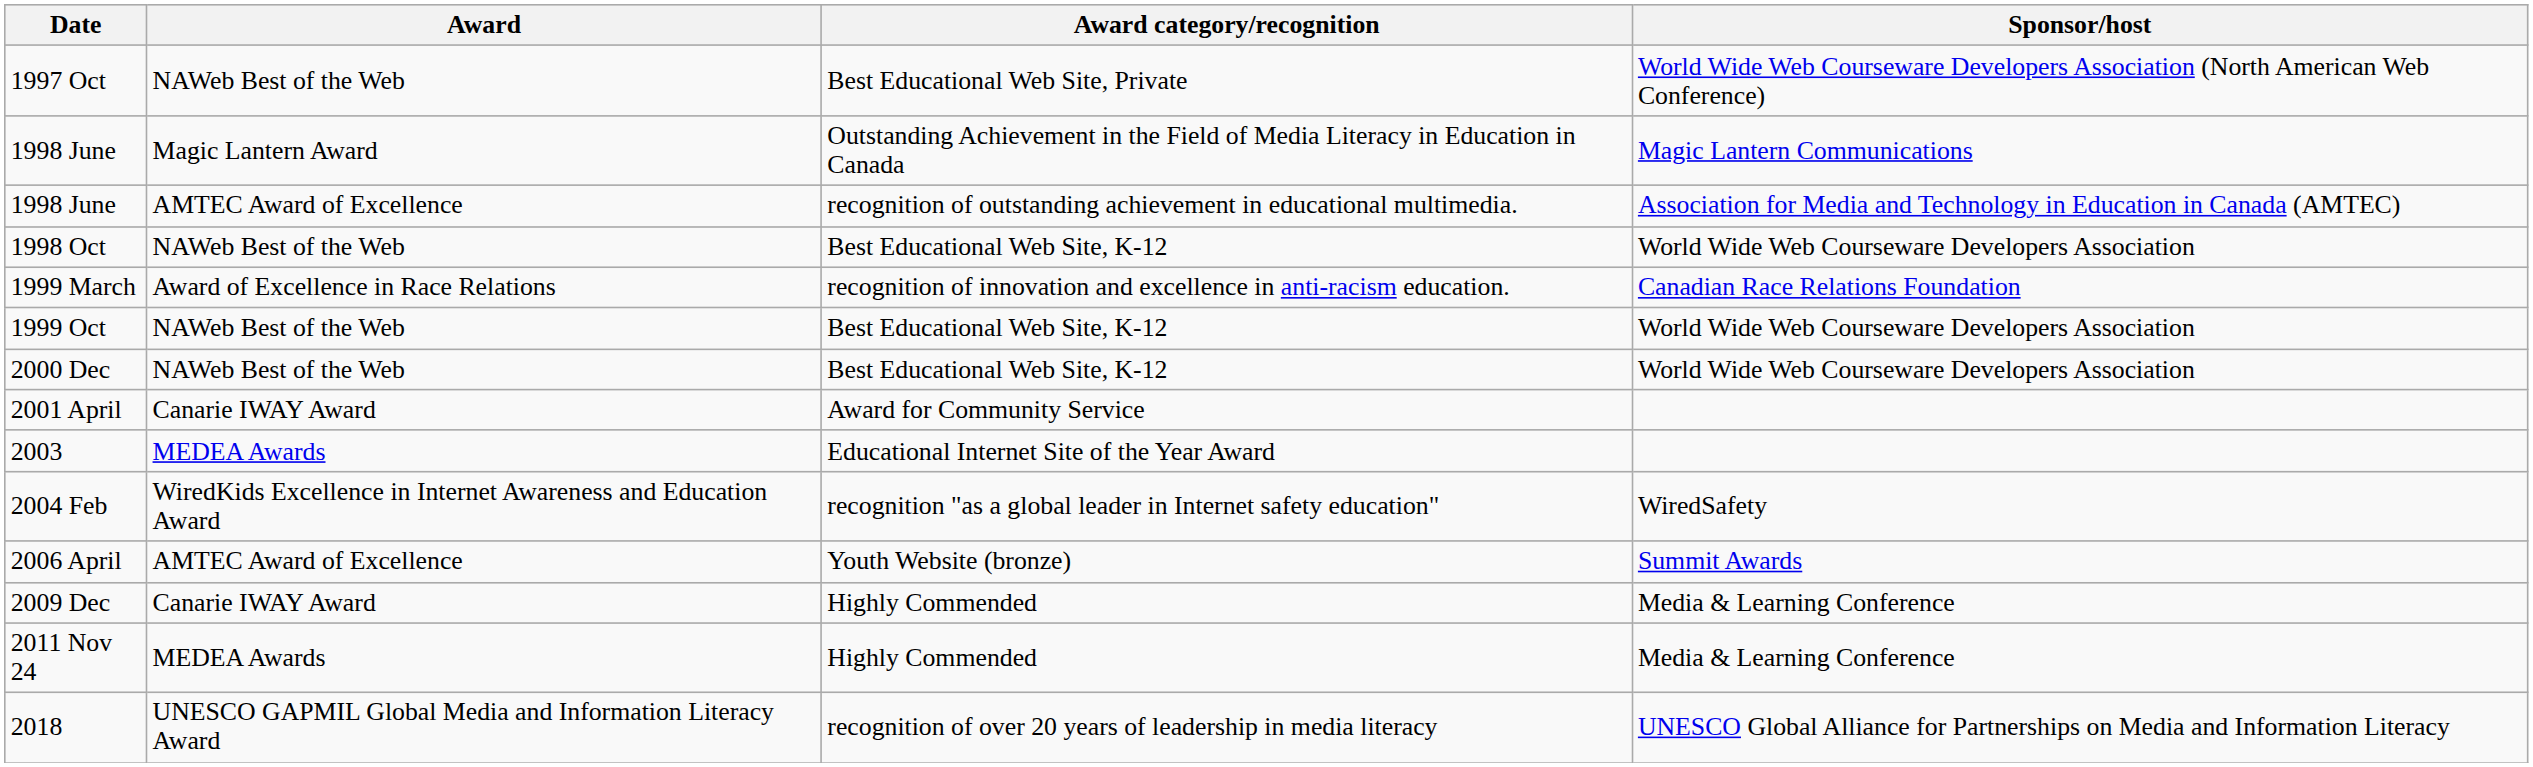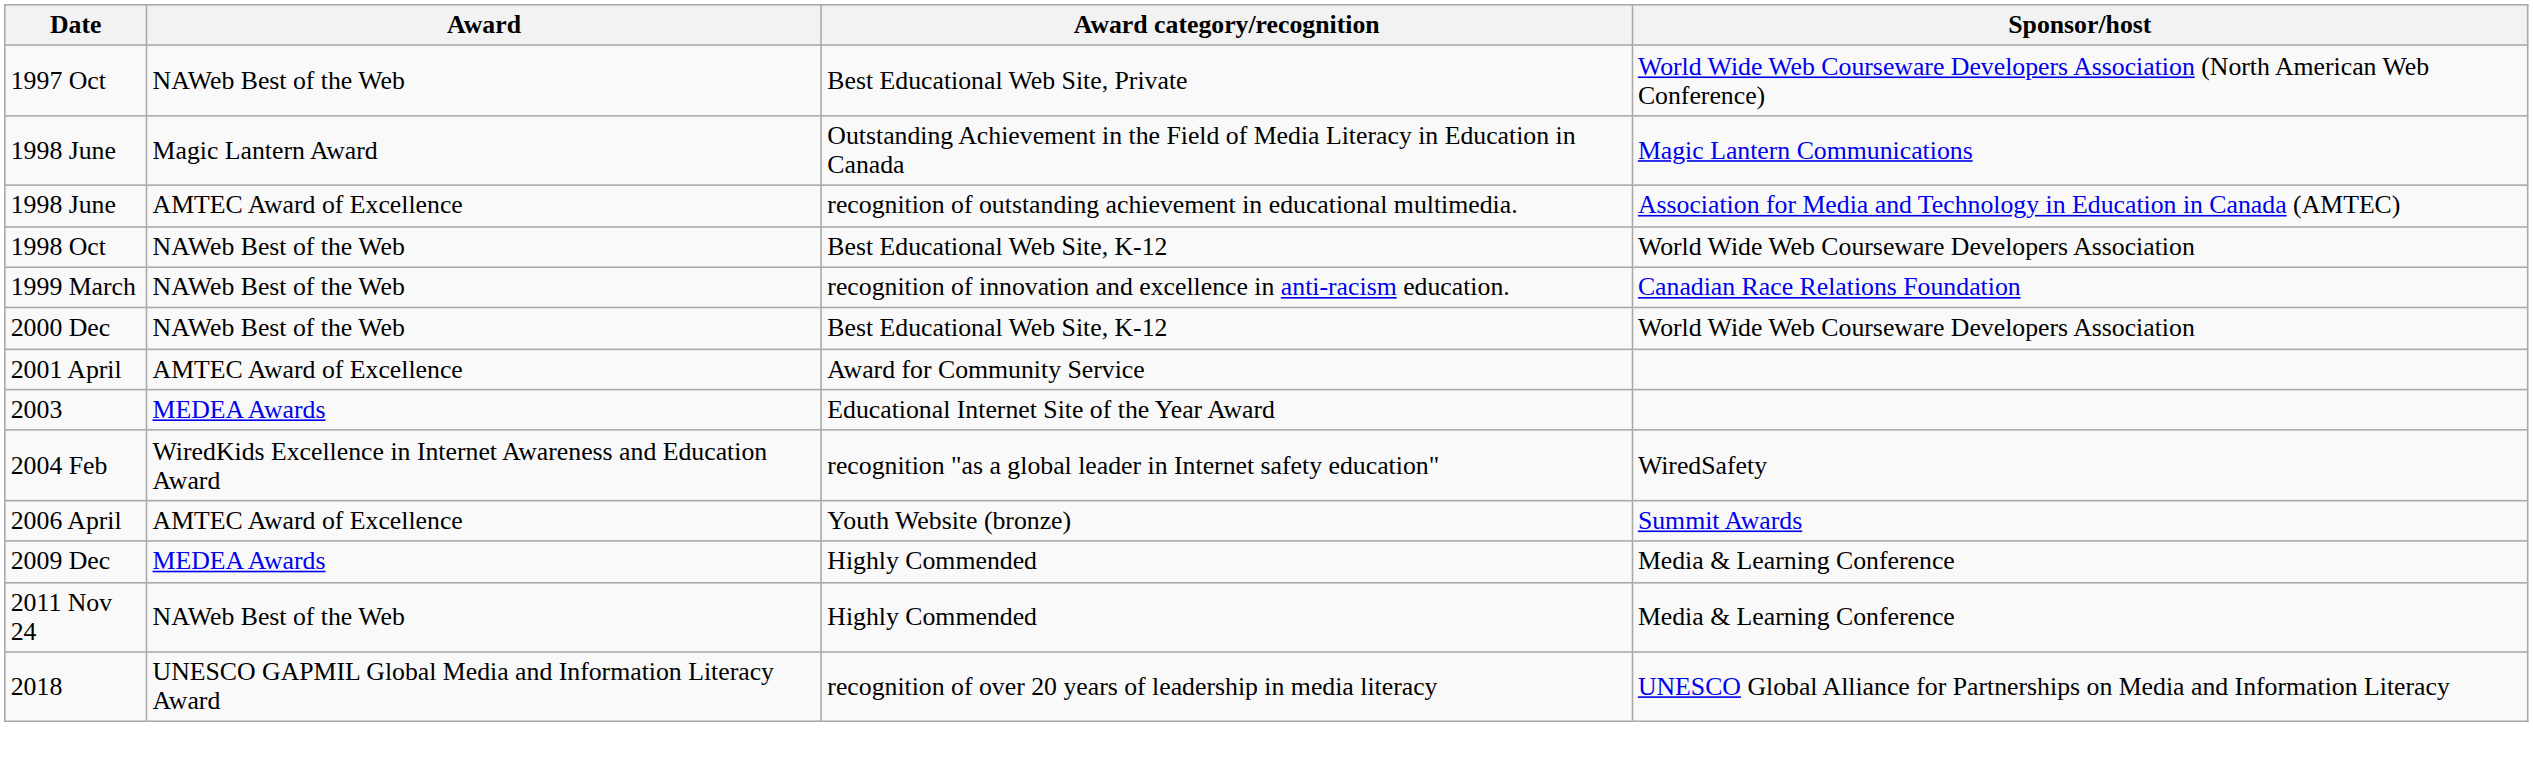(354, 287) Award of Excellence in Race Relations -> (279, 287) NAWeb Best of the Web
- row: (58, 328)
(264, 409) Canarie IWAY Award -> (308, 368) AMTEC Award of Excellence
(264, 602) Canarie IWAY Award -> (239, 561) MEDEA Awards
(239, 657) MEDEA Awards -> (279, 616) NAWeb Best of the Web
